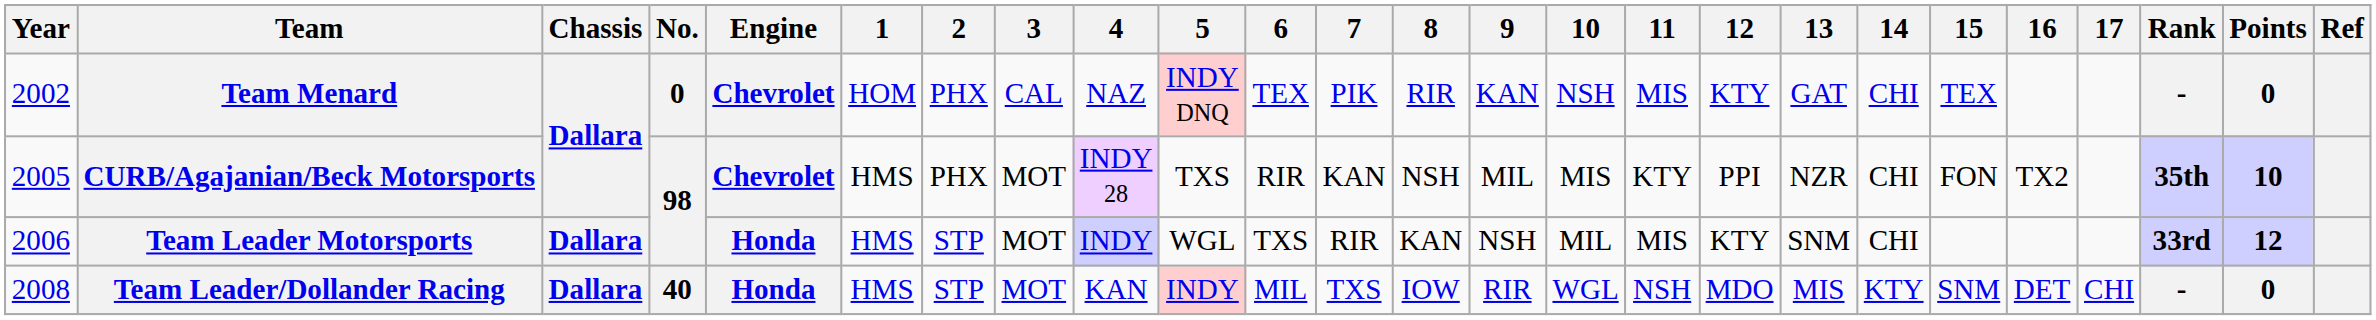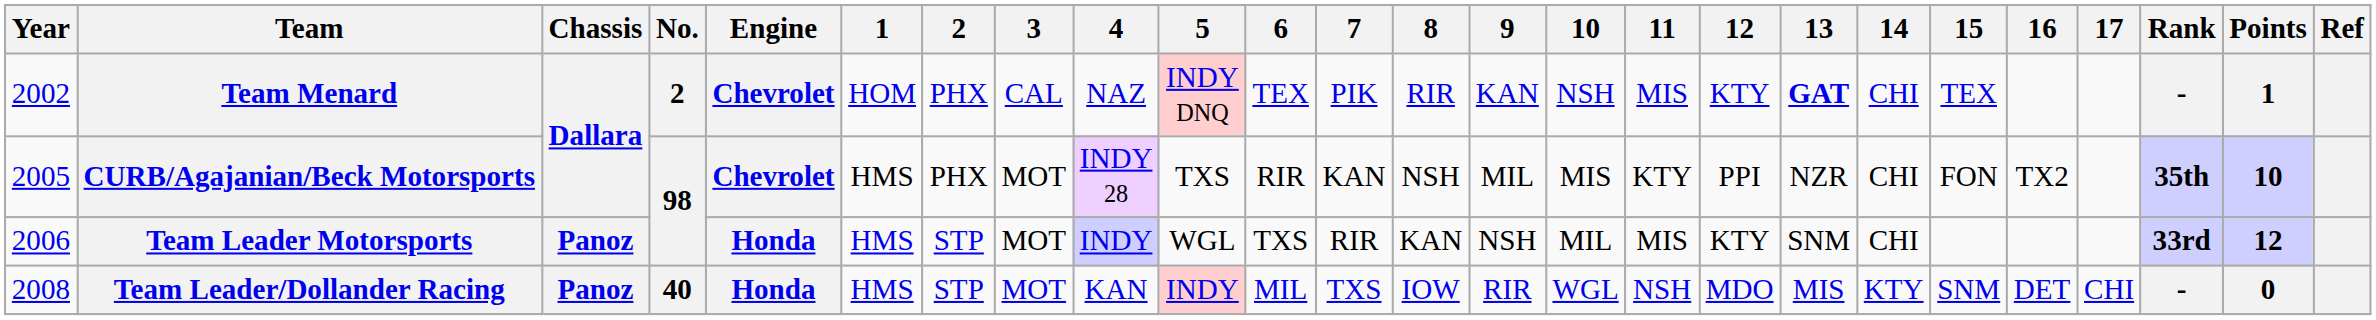(677, 94) 0 -> (677, 94) 2
(1819, 94) normal -> (1819, 94) bold
(2268, 94) 0 -> (2268, 94) 1
(595, 241) Dallara -> (595, 241) Panoz
(595, 289) Dallara -> (595, 289) Panoz
